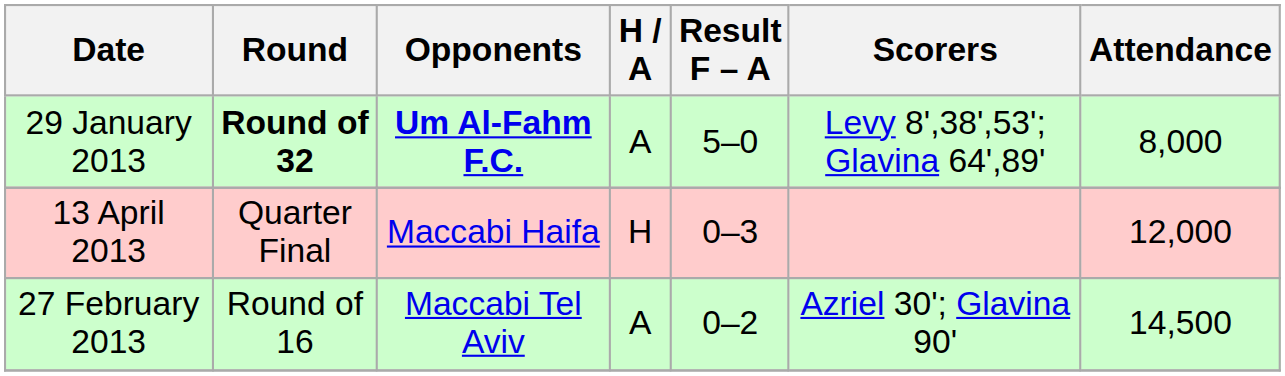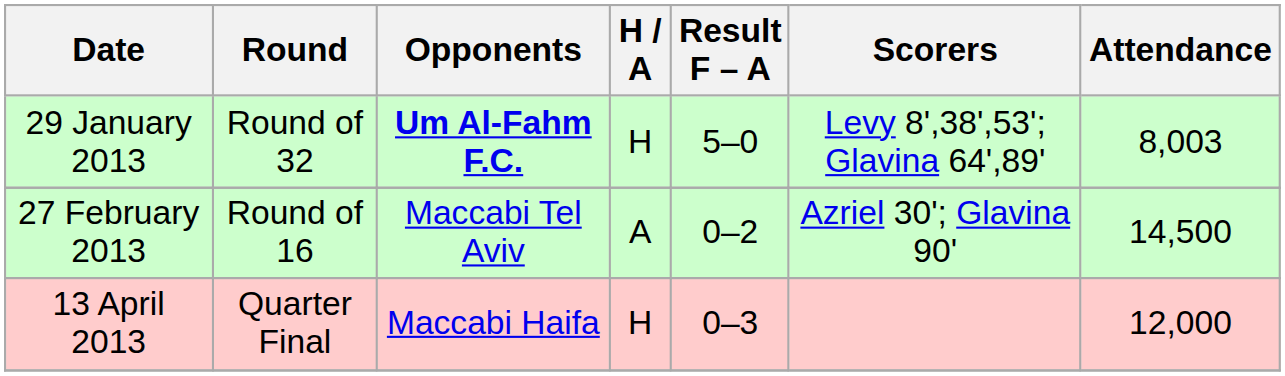(295, 141) bold -> (295, 141) normal
(640, 141) A -> (640, 141) H
(1180, 141) 8,000 -> (1180, 141) 8,003
rows swapped: (109, 323) <-> (109, 232)
